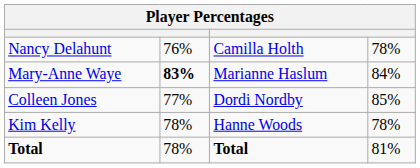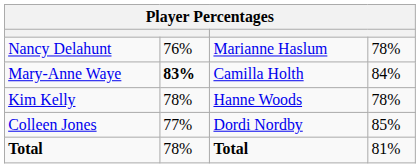(259, 49) Camilla Holth -> (270, 49) Marianne Haslum
(270, 74) Marianne Haslum -> (259, 74) Camilla Holth
rows swapped: (42, 124) <-> (52, 99)
